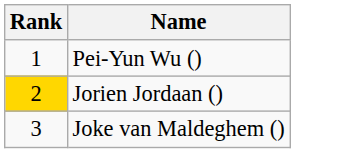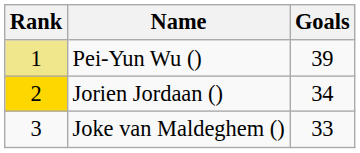+ column: (322, 22)
(36, 57) no background -> (36, 57) khaki background
